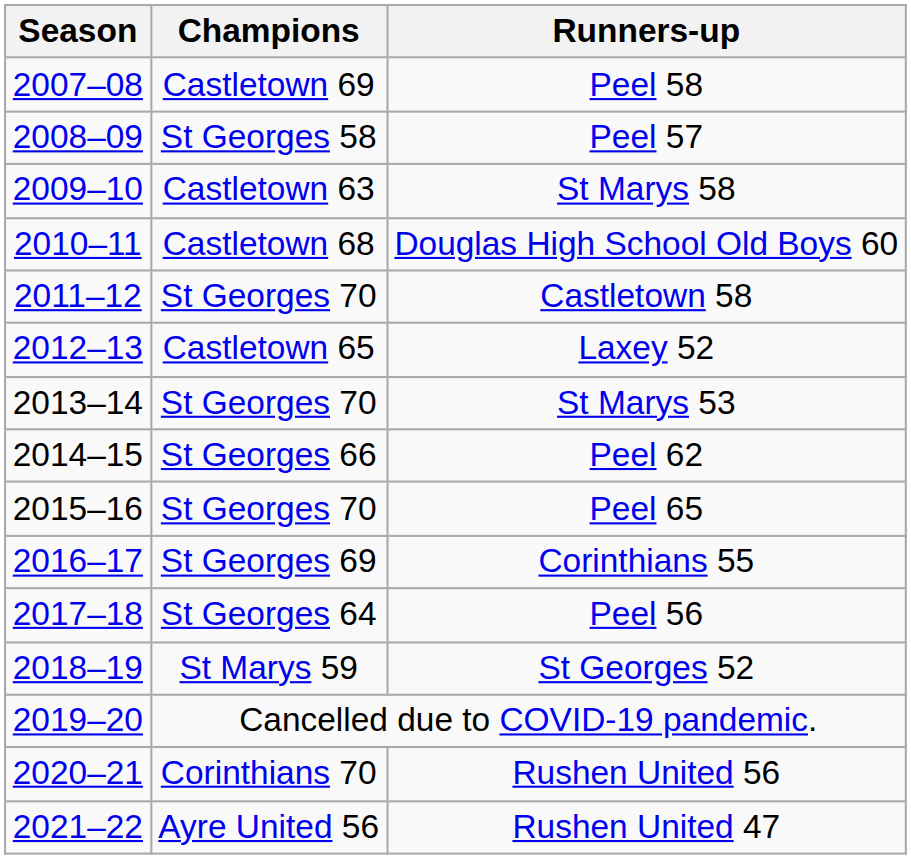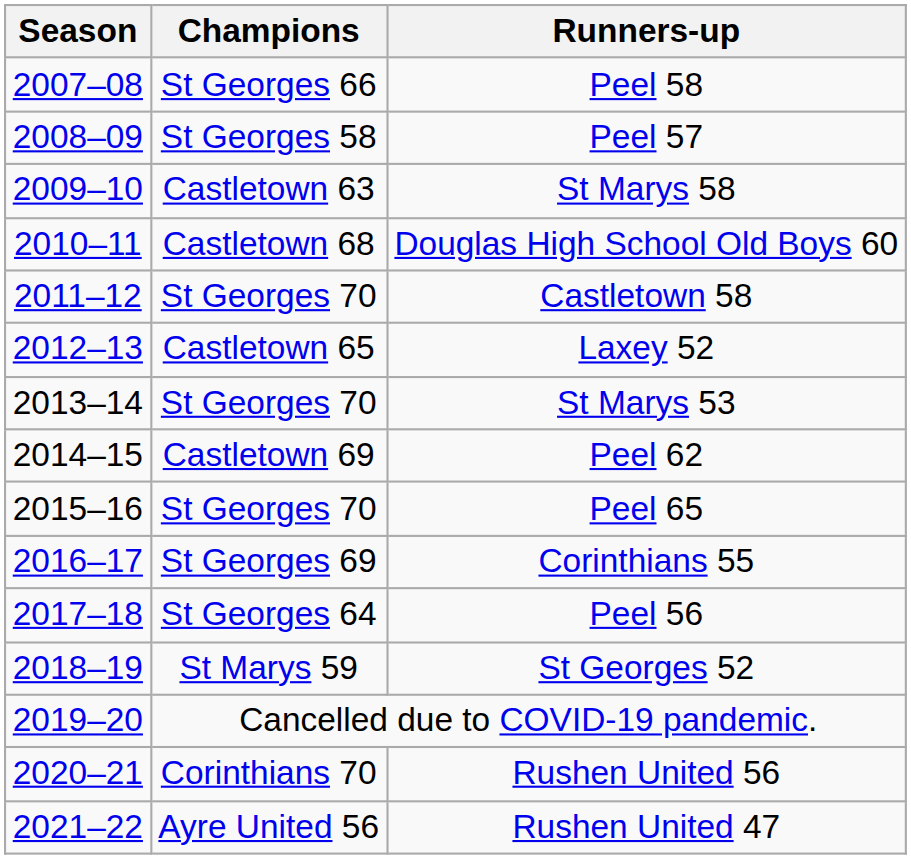(269, 84) Castletown 69 -> (269, 84) St Georges 66
(269, 455) St Georges 66 -> (269, 455) Castletown 69
